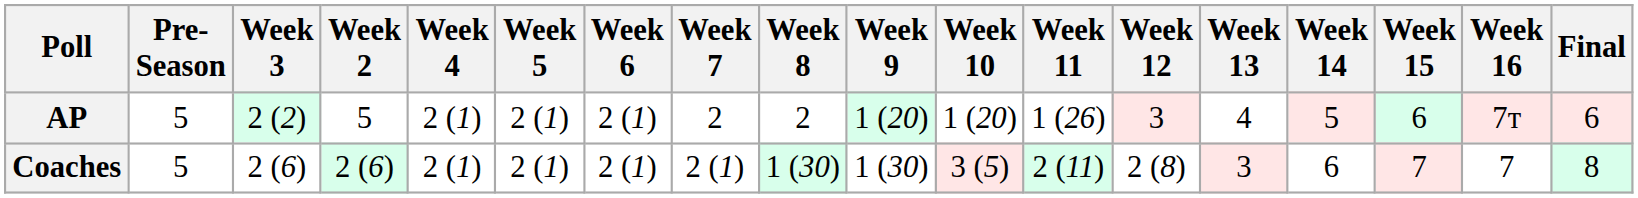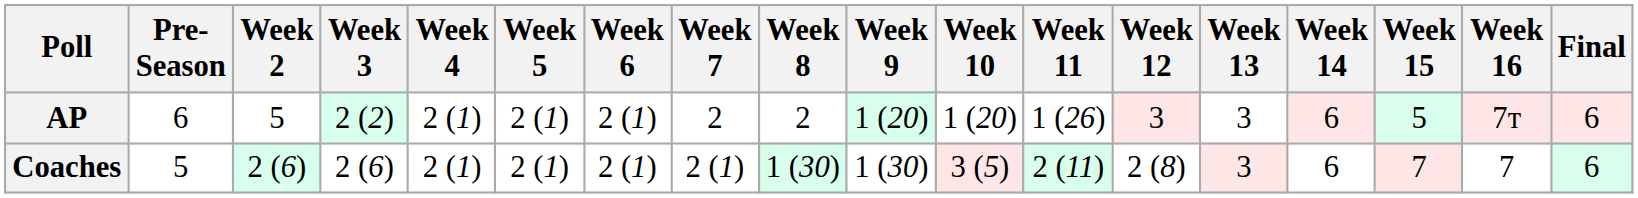columns swapped: (365, 48) <-> (277, 48)
(181, 116) 5 -> (181, 116) 6
(1244, 116) 4 -> (1244, 116) 3
(1332, 116) 5 -> (1332, 116) 6
(1419, 116) 6 -> (1419, 116) 5
(1592, 167) 8 -> (1592, 167) 6
